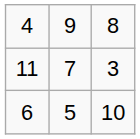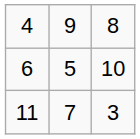rows swapped: (27, 69) <-> (27, 112)
